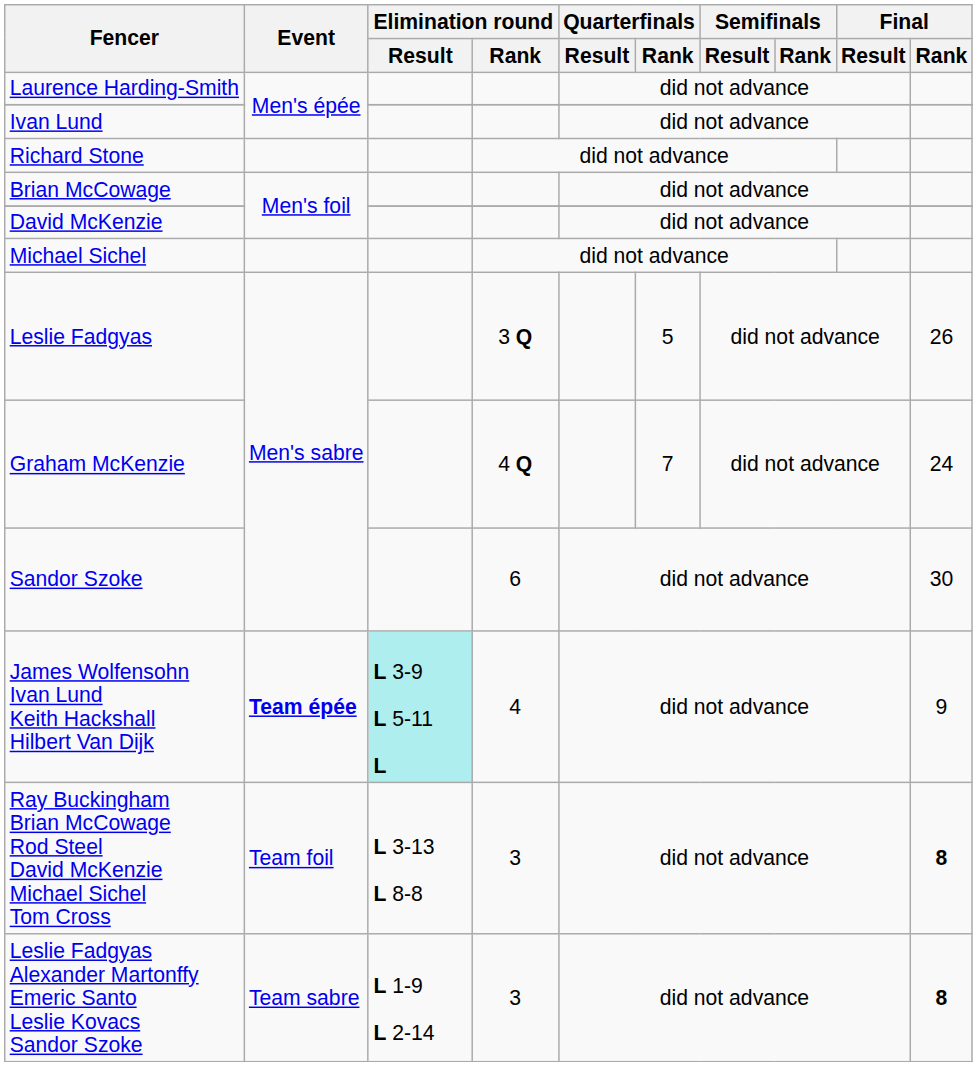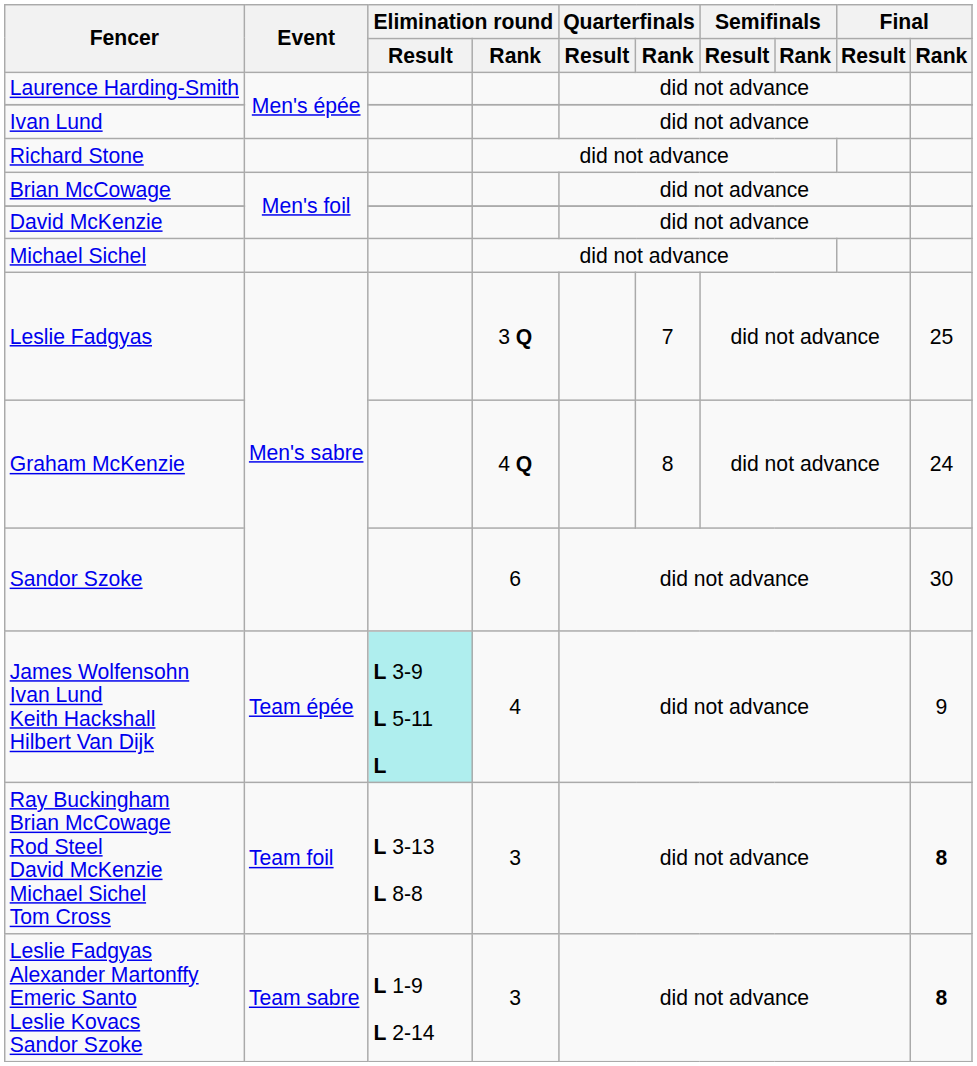(668, 336) 5 -> (668, 336) 7
(941, 336) 26 -> (941, 336) 25
(668, 464) 7 -> (668, 464) 8
(303, 707) bold -> (301, 707) normal
